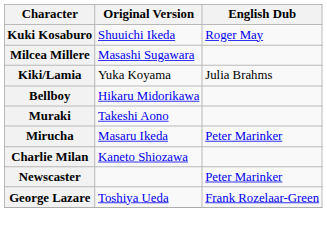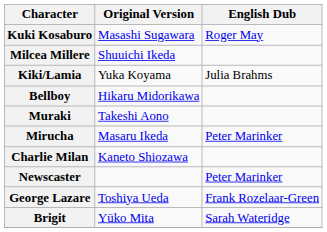(137, 34) Shuuichi Ikeda -> (146, 34) Masashi Sugawara
(146, 55) Masashi Sugawara -> (137, 55) Shuuichi Ikeda
+ row: (50, 217)
